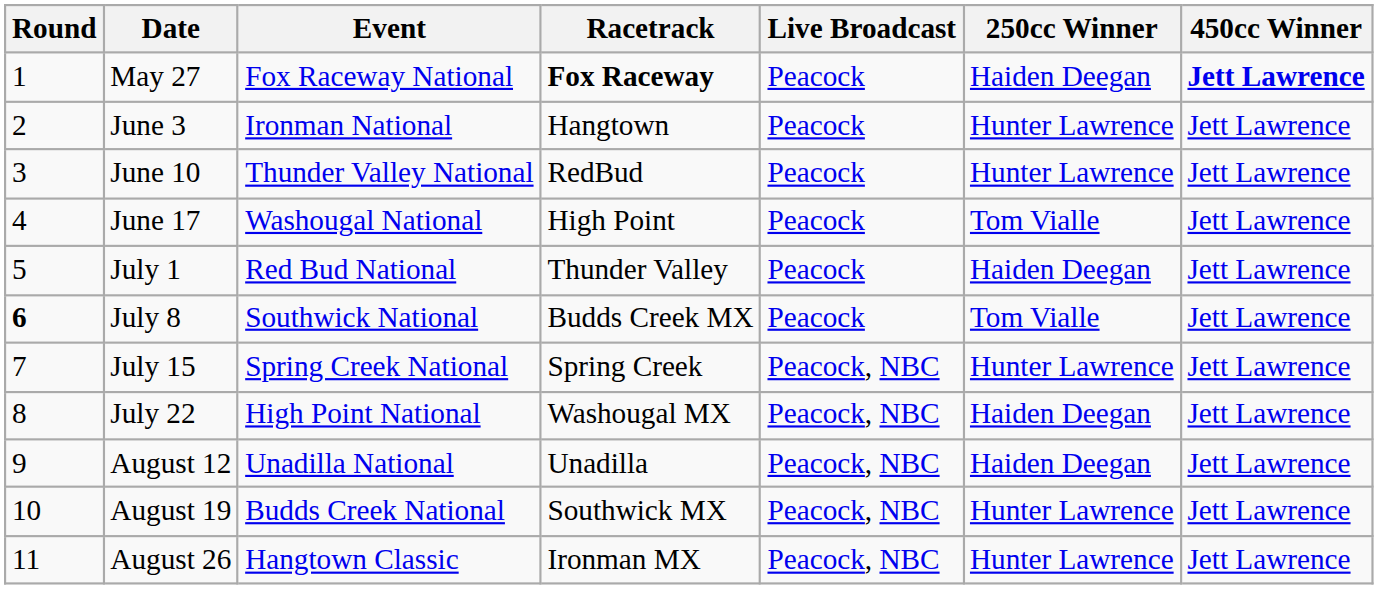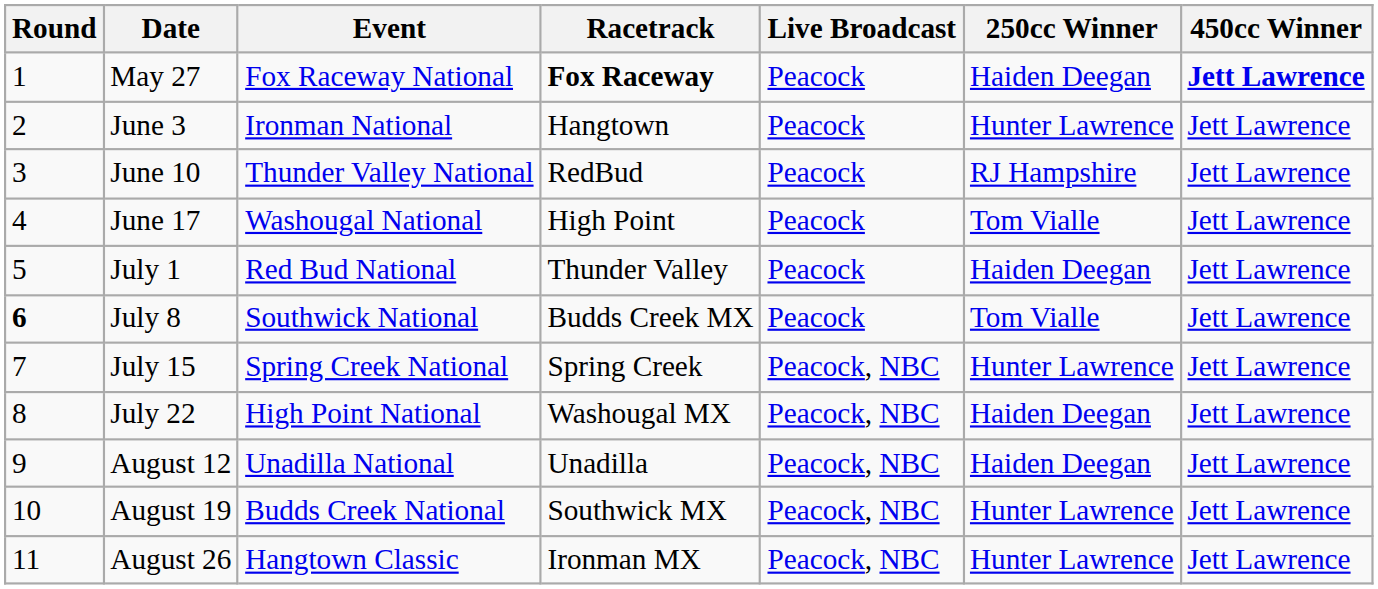(1072, 172) Hunter Lawrence -> (1053, 172) RJ Hampshire
